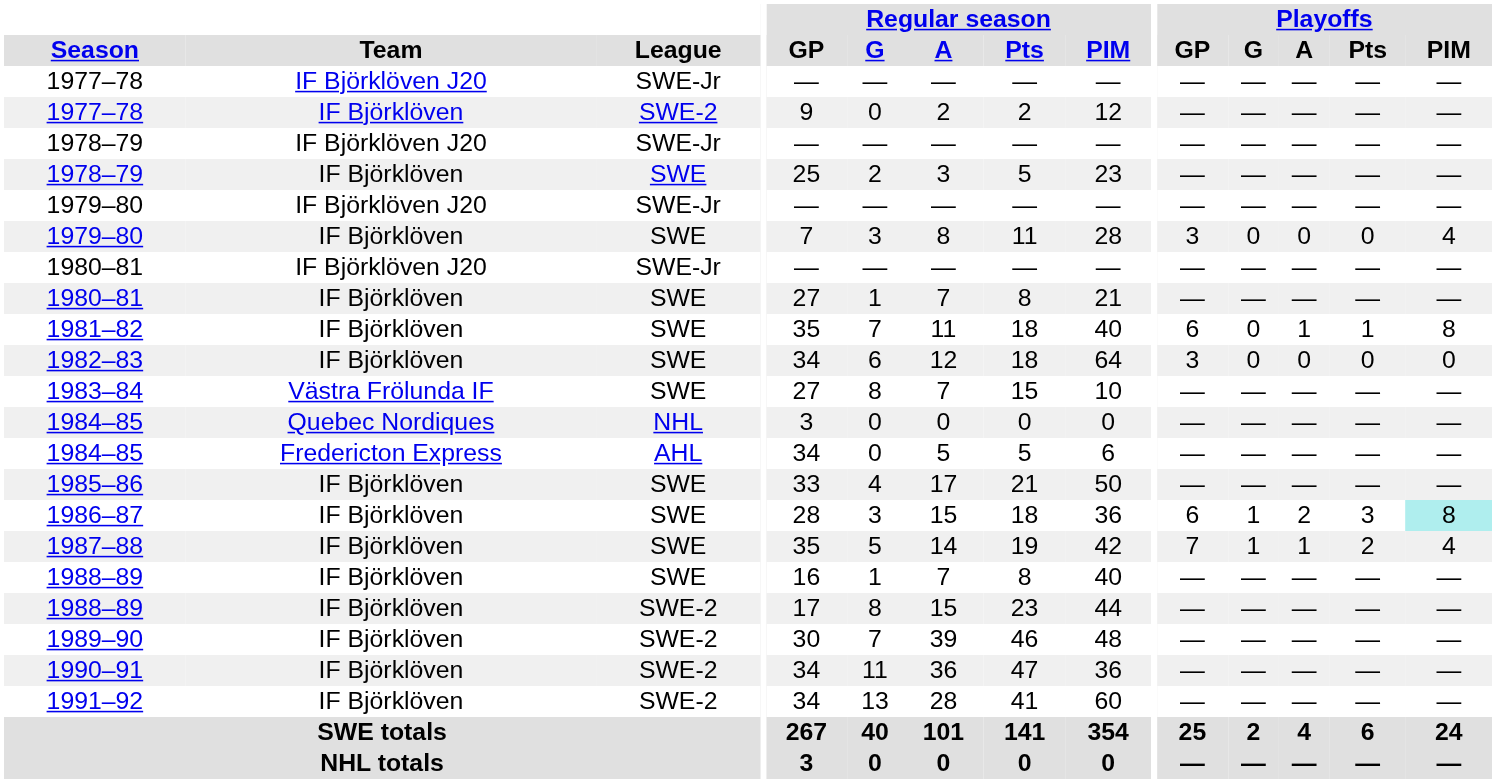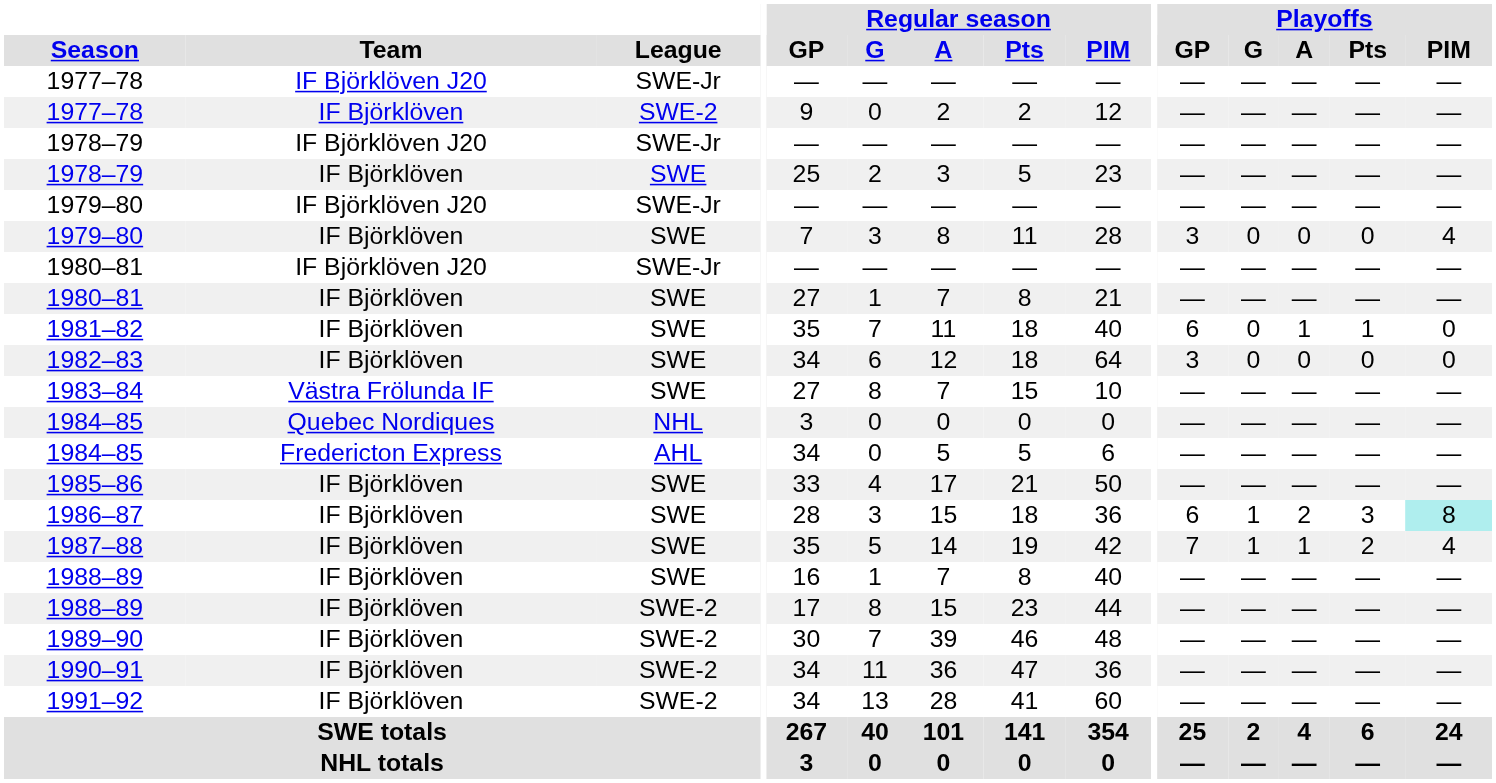(1449, 329) 8 -> (1449, 329) 0
